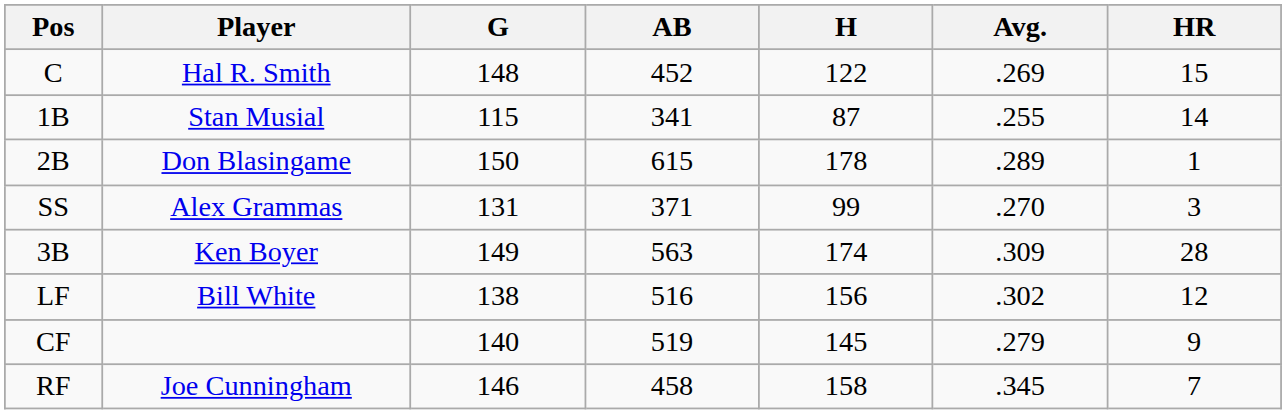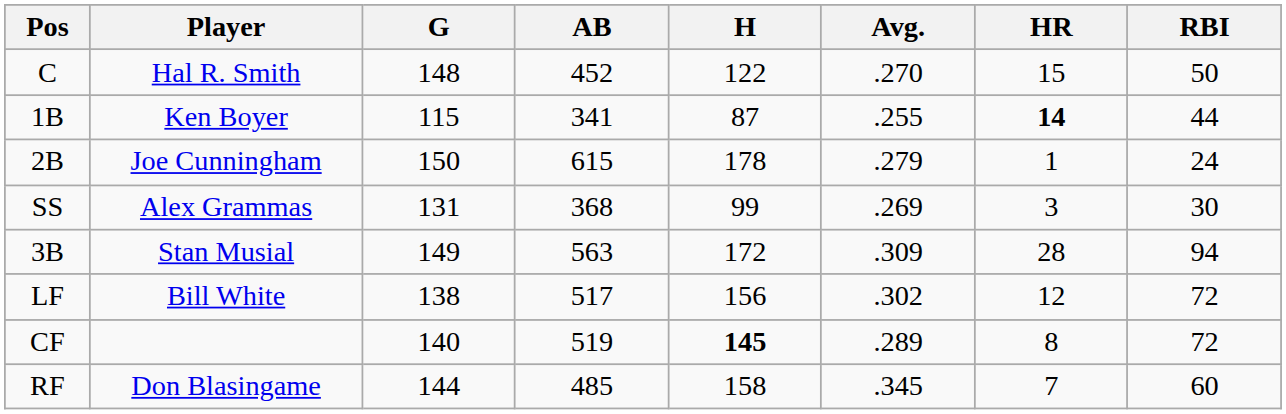+ column: (1205, 26)
(1020, 71) .269 -> (898, 71) .270
(256, 116) Stan Musial -> (226, 116) Ken Boyer
(1194, 116) normal -> (1051, 116) bold
(256, 161) Don Blasingame -> (226, 161) Joe Cunningham
(1020, 161) .289 -> (898, 161) .279
(672, 206) 371 -> (592, 206) 368
(1020, 206) .270 -> (898, 206) .269
(256, 251) Ken Boyer -> (226, 251) Stan Musial
(846, 251) 174 -> (745, 251) 172
(672, 296) 516 -> (592, 296) 517
(846, 341) normal -> (745, 341) bold
(1020, 341) .279 -> (898, 341) .289
(1194, 341) 9 -> (1051, 341) 8
(256, 386) Joe Cunningham -> (226, 386) Don Blasingame
(498, 386) 146 -> (439, 386) 144
(672, 386) 458 -> (592, 386) 485
